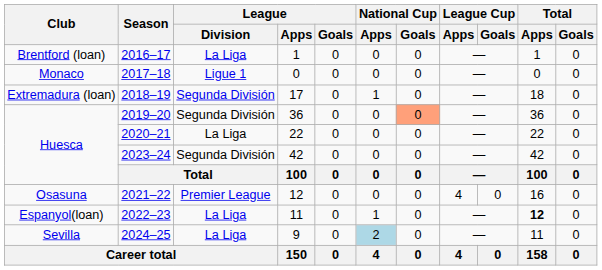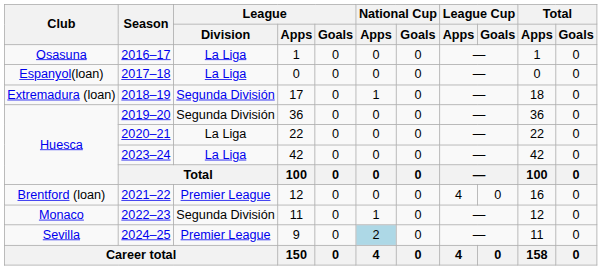(61, 54) Brentford (loan) -> (61, 54) Osasuna
(61, 74) Monaco -> (61, 74) Espanyol(loan)
(226, 74) Ligue 1 -> (226, 74) La Liga
(418, 114) lightsalmon background -> (418, 114) no background
(226, 154) Segunda División -> (226, 154) La Liga
(61, 194) Osasuna -> (61, 194) Brentford (loan)
(61, 214) Espanyol(loan) -> (61, 214) Monaco
(226, 214) La Liga -> (226, 214) Segunda División
(537, 214) bold -> (537, 214) normal
(226, 235) La Liga -> (226, 235) Premier League
